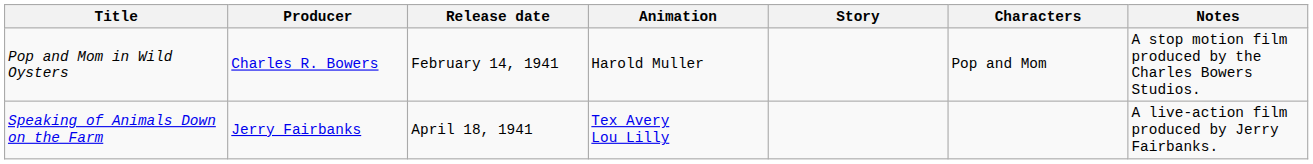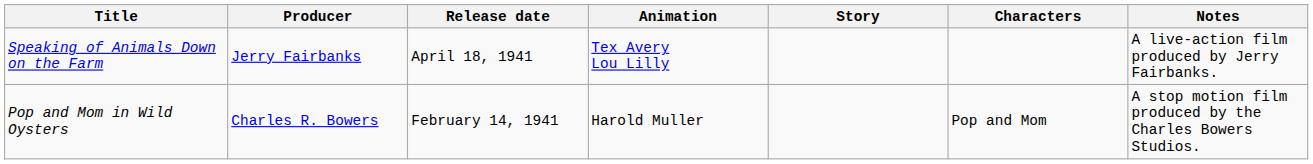rows swapped: (90, 65) <-> (112, 130)
